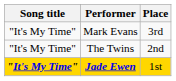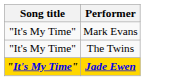- column: (156, 13)
